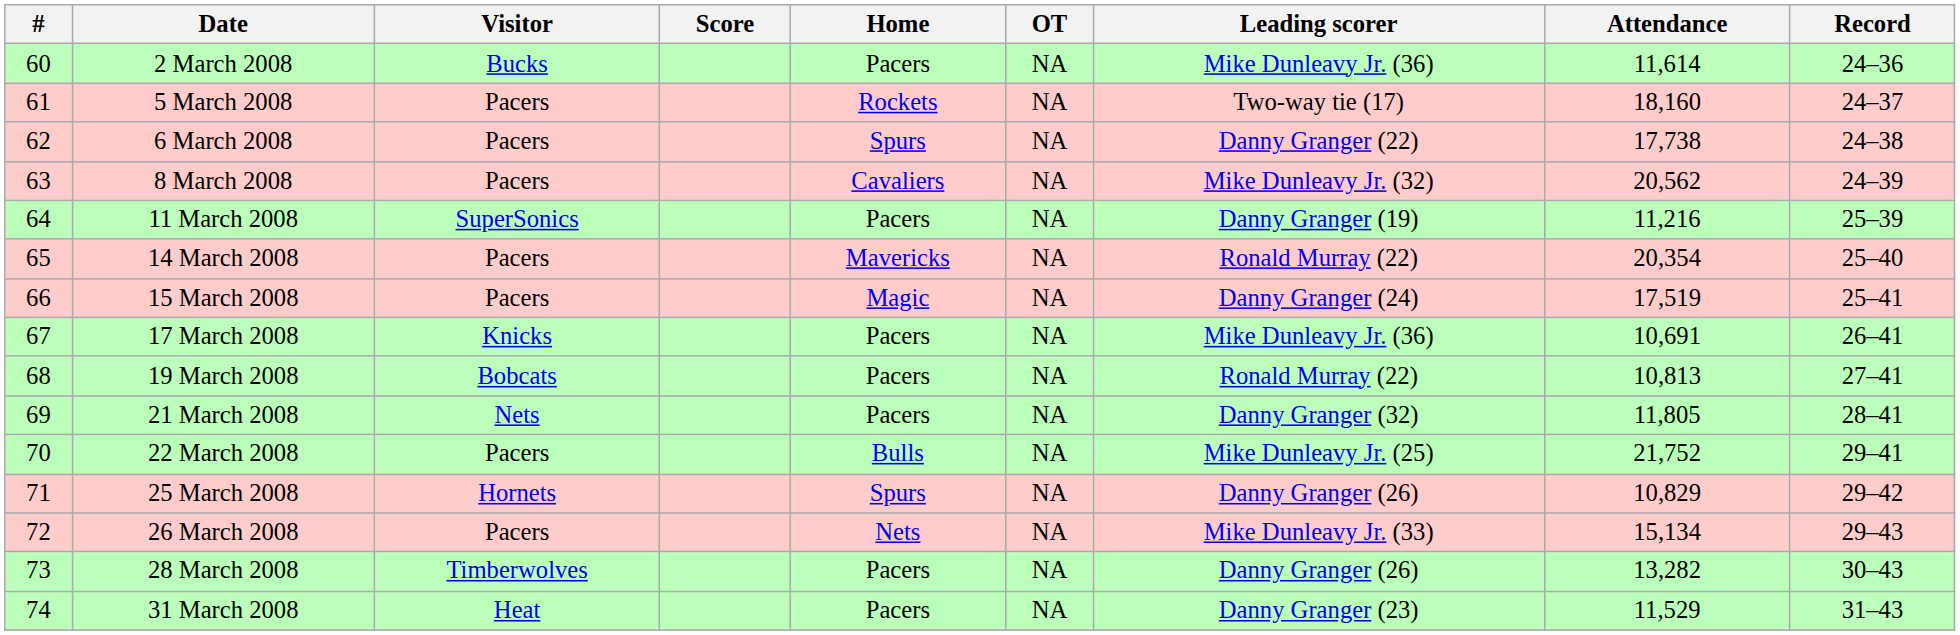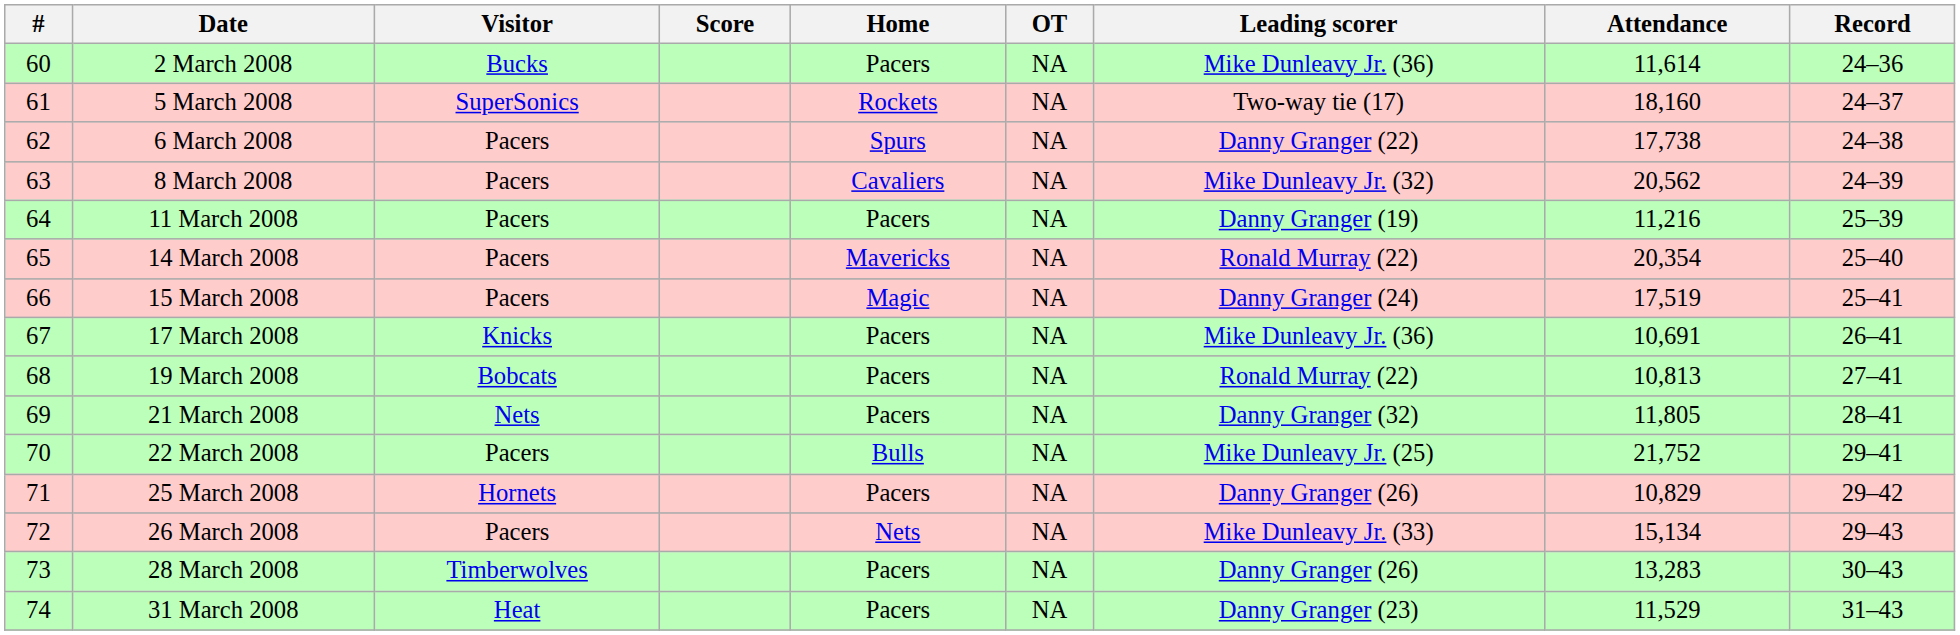(517, 102) Pacers -> (517, 102) SuperSonics
(517, 219) SuperSonics -> (517, 219) Pacers
(898, 492) Spurs -> (898, 492) Pacers
(1667, 571) 13,282 -> (1667, 571) 13,283
